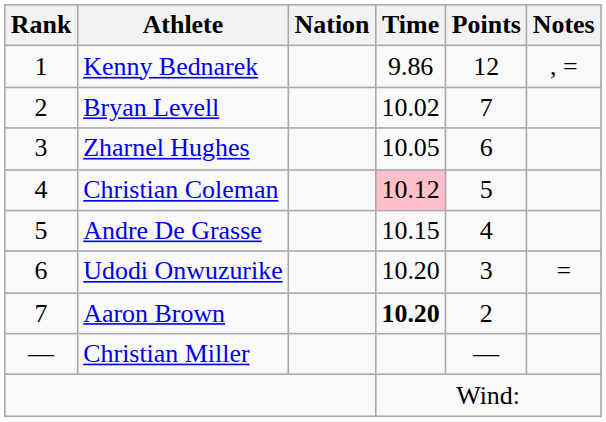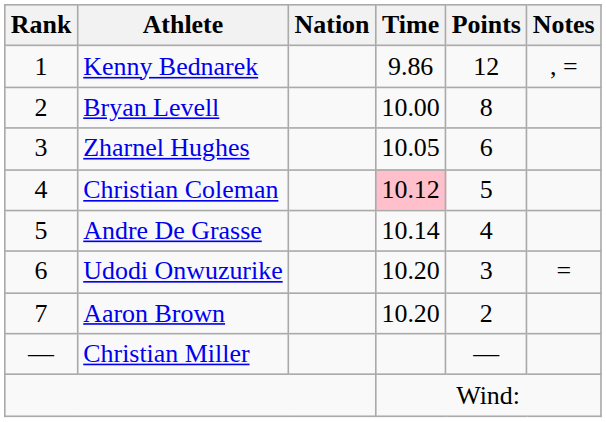(411, 107) 10.02 -> (411, 107) 10.00
(486, 107) 7 -> (486, 107) 8
(411, 230) 10.15 -> (411, 230) 10.14
(411, 312) bold -> (411, 312) normal
